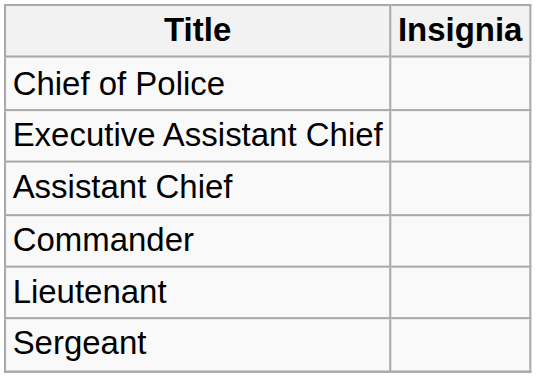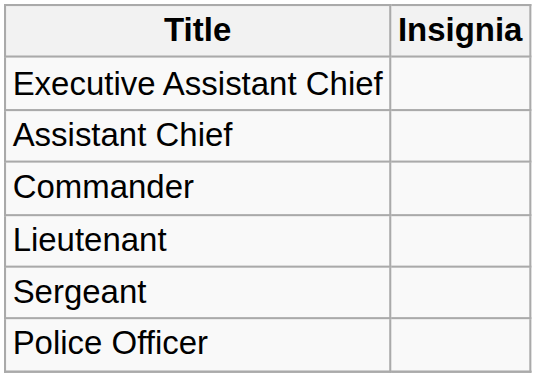- row: (119, 82)
+ row: (110, 344)
